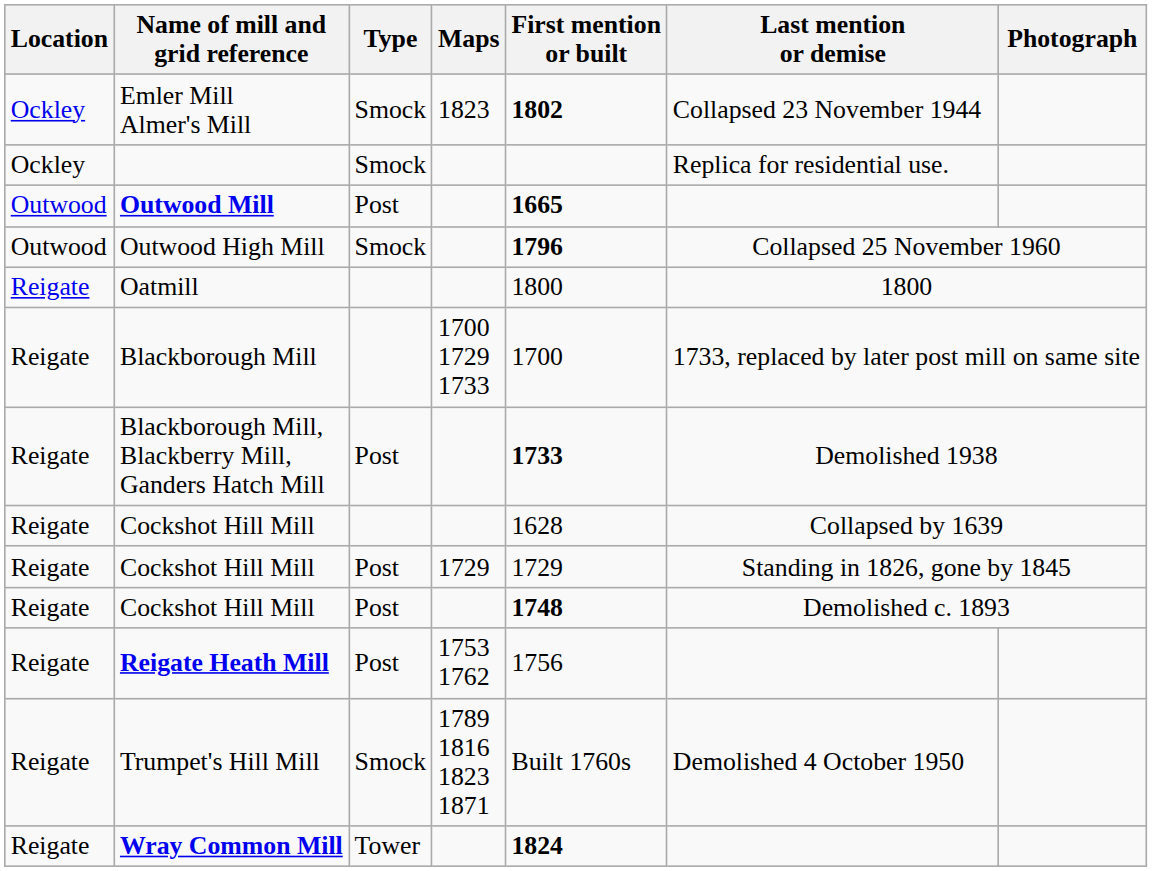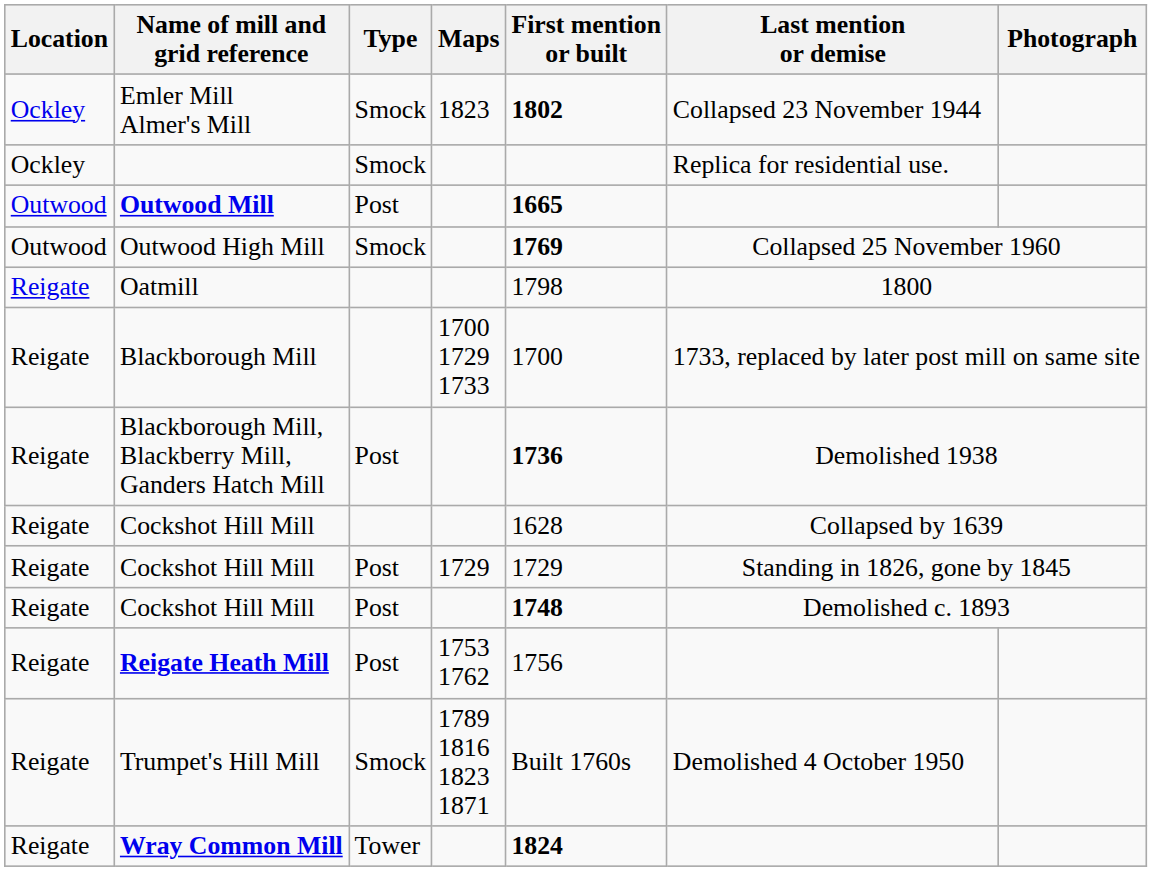(537, 246) 1796 -> (537, 246) 1769
(537, 287) 1800 -> (537, 287) 1798
(537, 455) 1733 -> (537, 455) 1736
